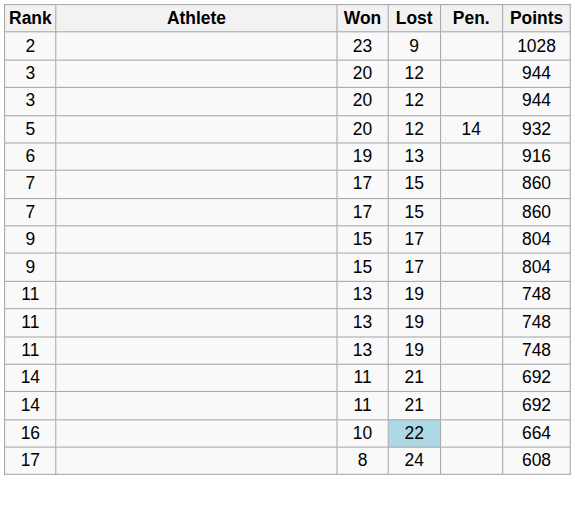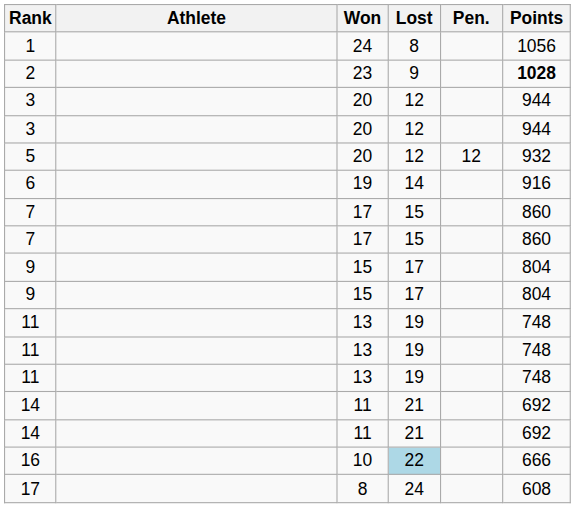+ row: (30, 45)
(537, 45) normal -> (537, 73) bold
(471, 128) 14 -> (471, 156) 12
(414, 156) 13 -> (414, 184) 14
(537, 433) 664 -> (537, 460) 666
